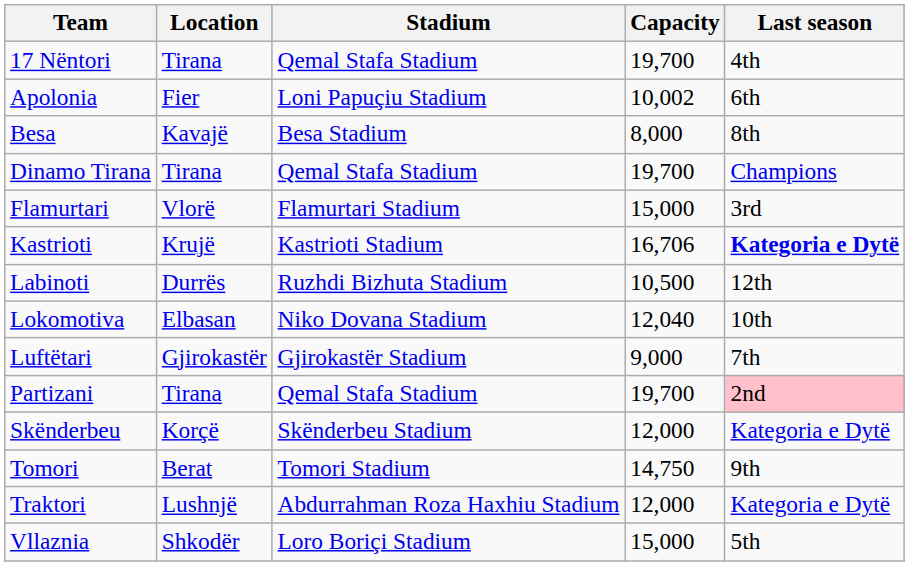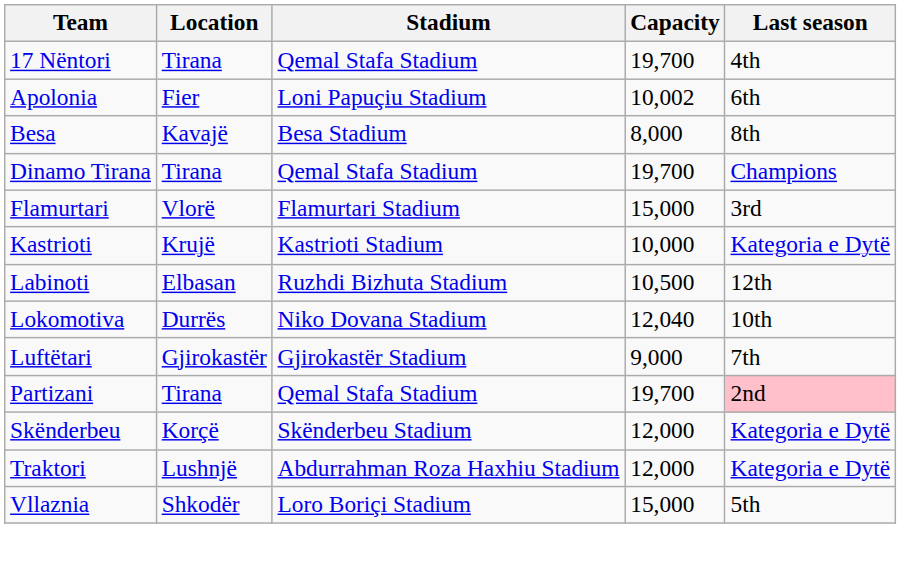(662, 245) 16,706 -> (662, 245) 10,000
(815, 245) bold -> (810, 245) normal
(193, 282) Durrës -> (199, 282) Elbasan
(199, 319) Elbasan -> (193, 319) Durrës
- row: (44, 467)
